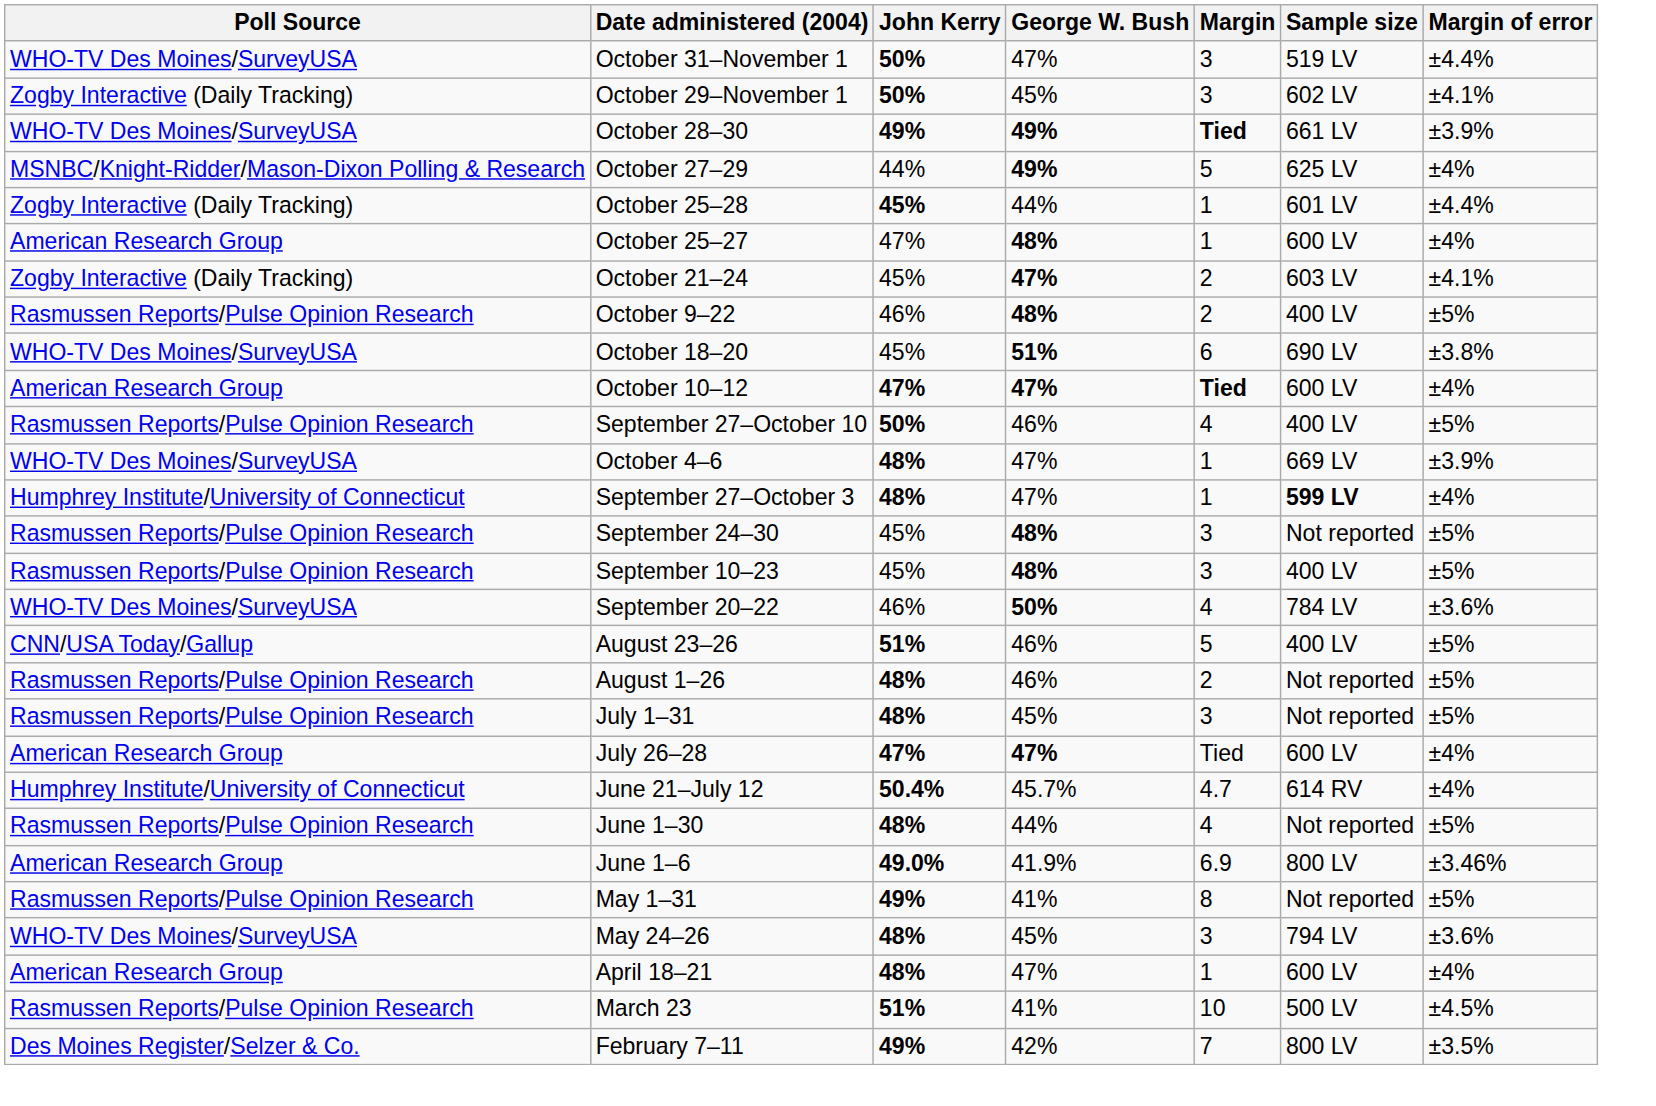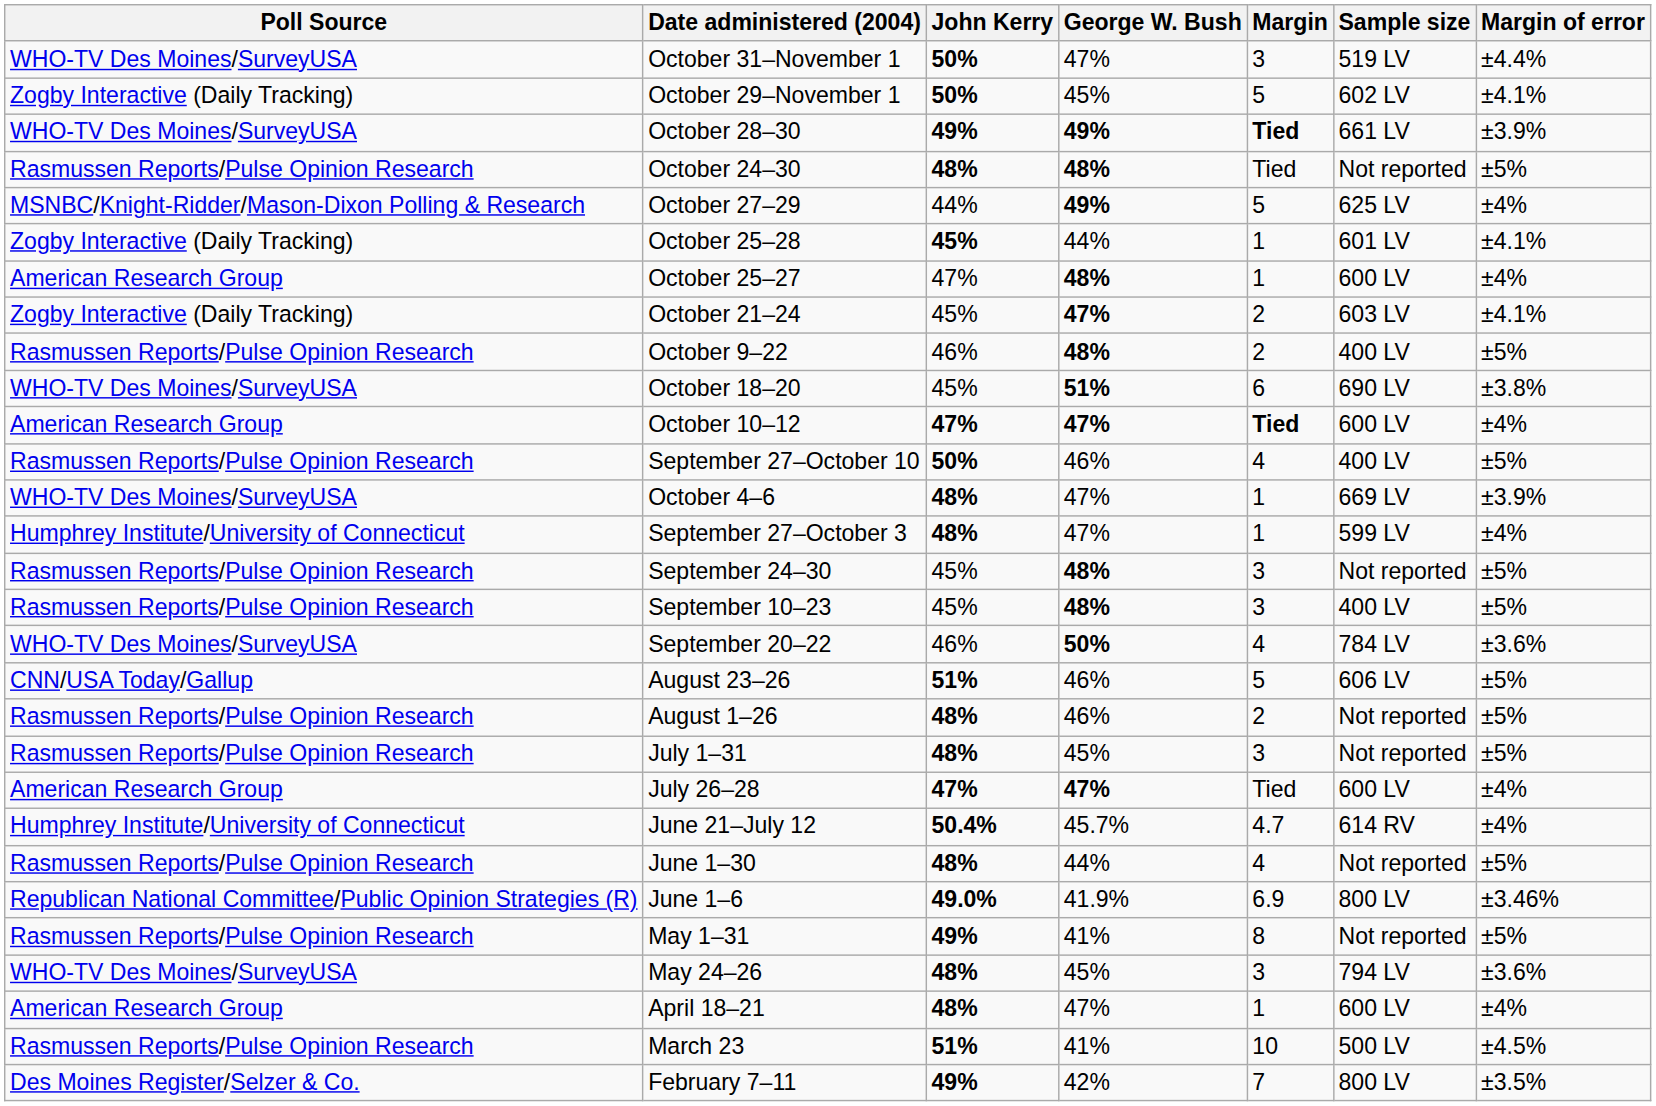(1206, 95) 3 -> (1259, 95) 5
+ row: (724, 168)
(1461, 205) ±4.4% -> (1514, 242) ±4.1%
(1322, 497) bold -> (1374, 534) normal
(1322, 643) 400 LV -> (1374, 680) 606 LV
(146, 863) American Research Group -> (324, 899) Republican National Committee/Public Opinion Strategies (R)
